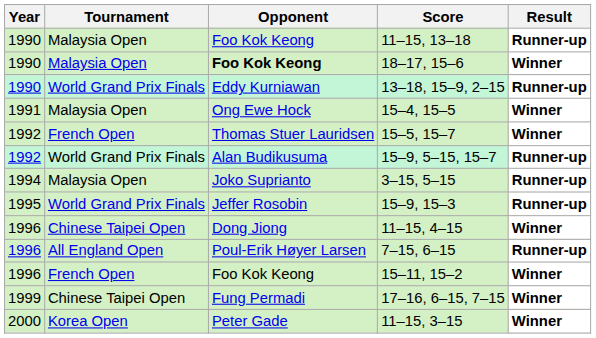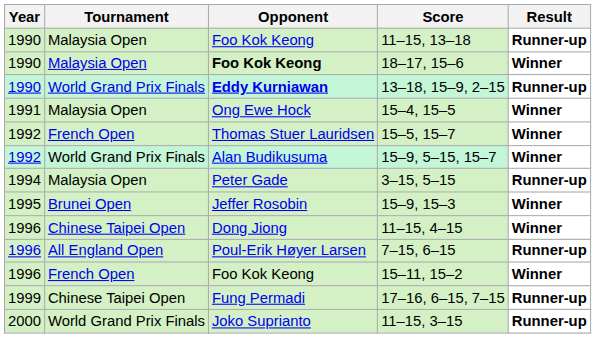(266, 87) normal -> (270, 87) bold
(549, 157) Runner-up -> (537, 157) Winner
(261, 181) Joko Suprianto -> (250, 181) Peter Gade
(126, 204) World Grand Prix Finals -> (90, 204) Brunei Open
(549, 204) Runner-up -> (537, 204) Winner
(537, 298) Winner -> (549, 298) Runner-up
(88, 321) Korea Open -> (126, 321) World Grand Prix Finals
(250, 321) Peter Gade -> (261, 321) Joko Suprianto
(537, 321) Winner -> (549, 321) Runner-up
